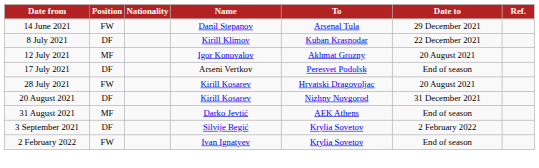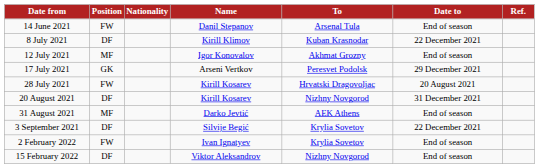(447, 26) 29 December 2021 -> (448, 26) End of season
(447, 55) 20 August 2021 -> (448, 55) End of season
(107, 70) DF -> (107, 70) GK
(447, 70) End of season -> (448, 70) 29 December 2021
(447, 128) 2 February 2022 -> (448, 128) 22 December 2021
+ row: (47, 157)
